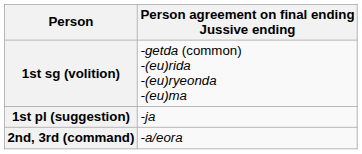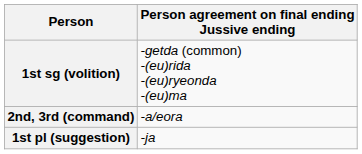rows swapped: (71, 116) <-> (71, 137)
